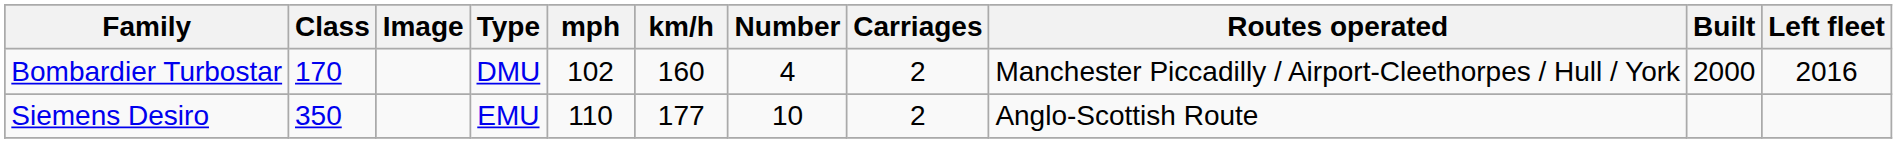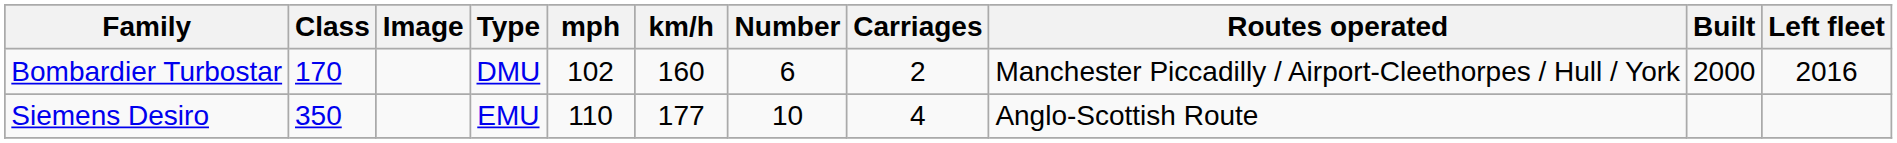(787, 71) 4 -> (787, 71) 6
(918, 115) 2 -> (918, 115) 4
